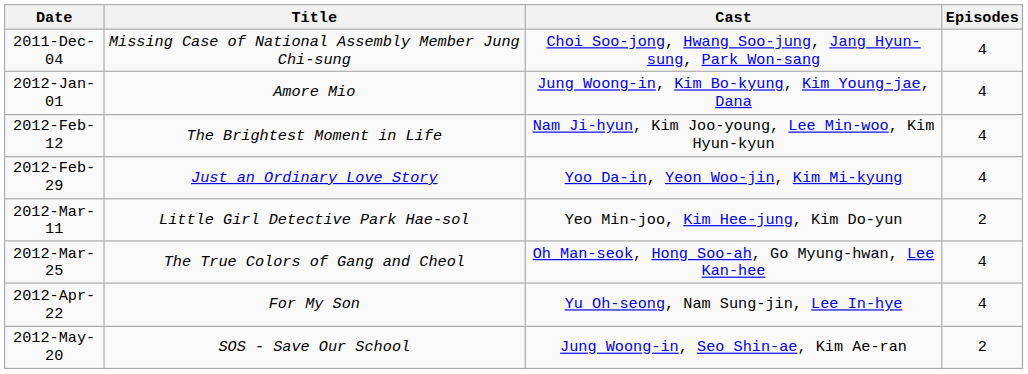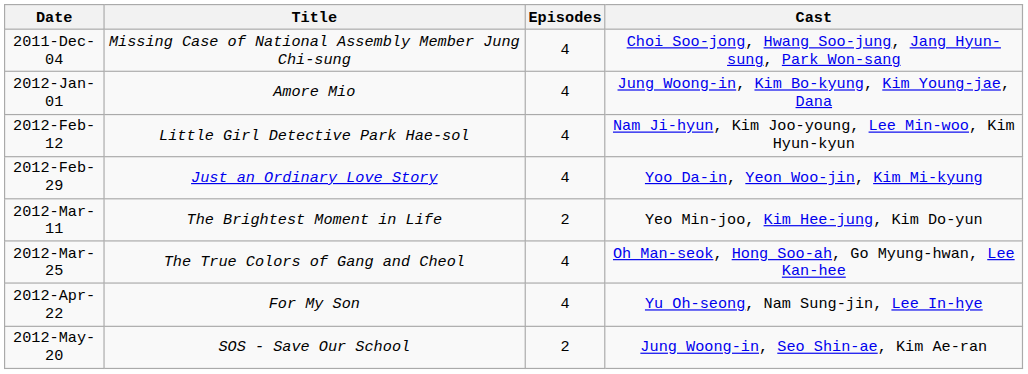columns swapped: (982, 17) <-> (734, 17)
(314, 135) The Brightest Moment in Life -> (314, 135) Little Girl Detective Park Hae-sol
(314, 220) Little Girl Detective Park Hae-sol -> (314, 220) The Brightest Moment in Life
